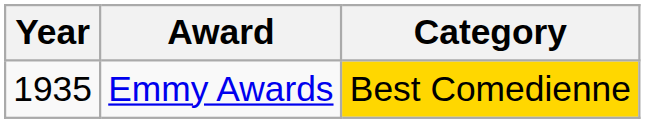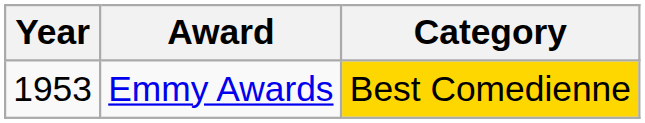(53, 88) 1935 -> (53, 88) 1953
